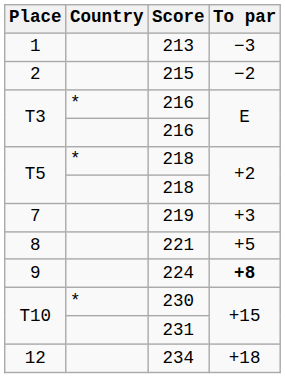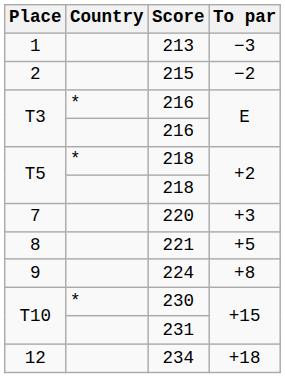(178, 217) 219 -> (178, 217) 220
(245, 274) bold -> (245, 274) normal
